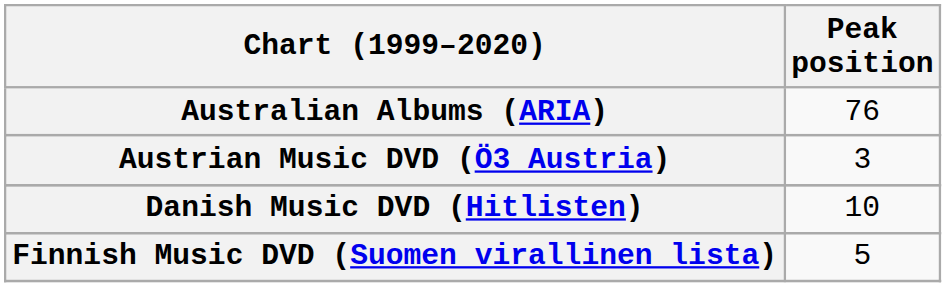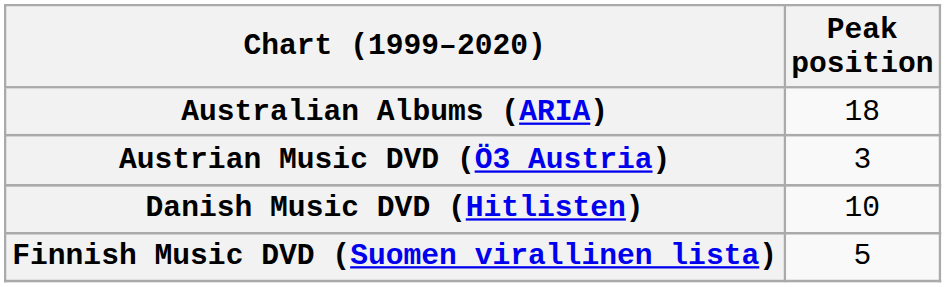(862, 112) 76 -> (862, 112) 18
